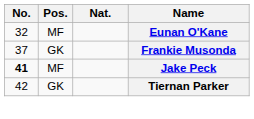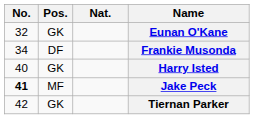(56, 31) MF -> (56, 31) GK
(21, 50) 37 -> (21, 50) 34
(56, 50) GK -> (56, 50) DF
+ row: (189, 68)
